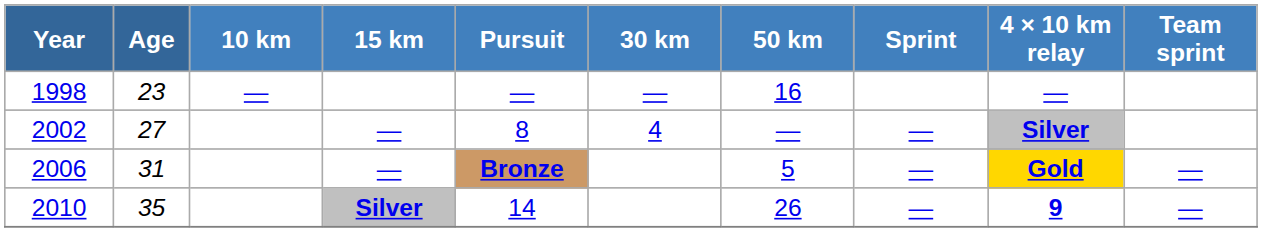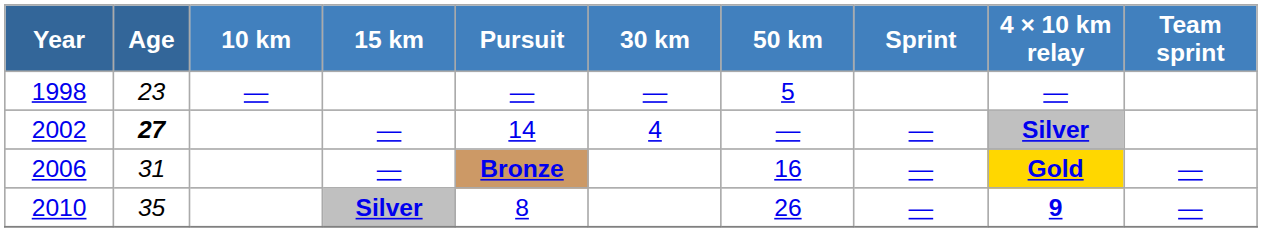(788, 91) 16 -> (788, 91) 5
(152, 130) normal -> (152, 130) bold
(522, 130) 8 -> (522, 130) 14
(788, 169) 5 -> (788, 169) 16
(522, 208) 14 -> (522, 208) 8
